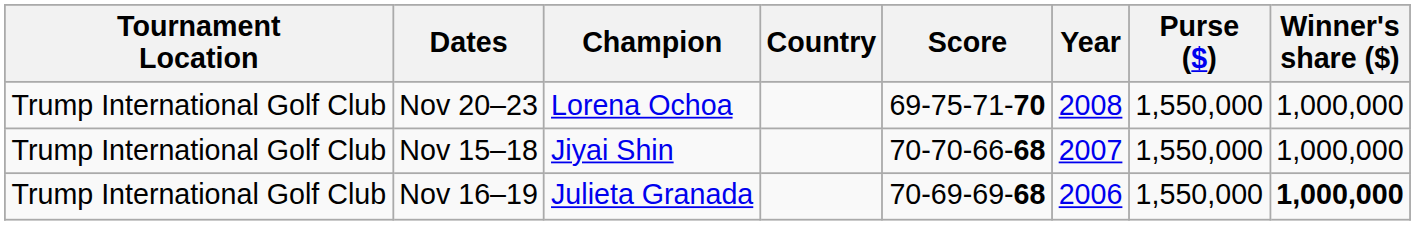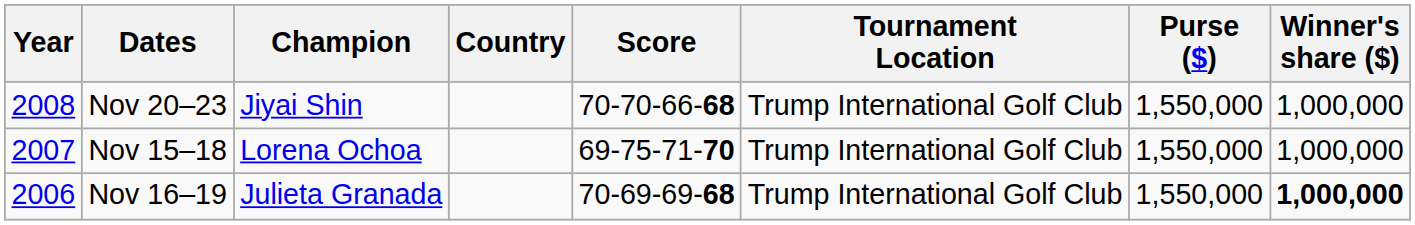columns swapped: (1091, 43) <-> (199, 43)
(642, 104) Lorena Ochoa -> (301, 104) Jiyai Shin
(967, 104) 69-75-71-70 -> (657, 104) 70-70-66-68
(612, 150) Jiyai Shin -> (331, 150) Lorena Ochoa
(967, 150) 70-70-66-68 -> (657, 150) 69-75-71-70
